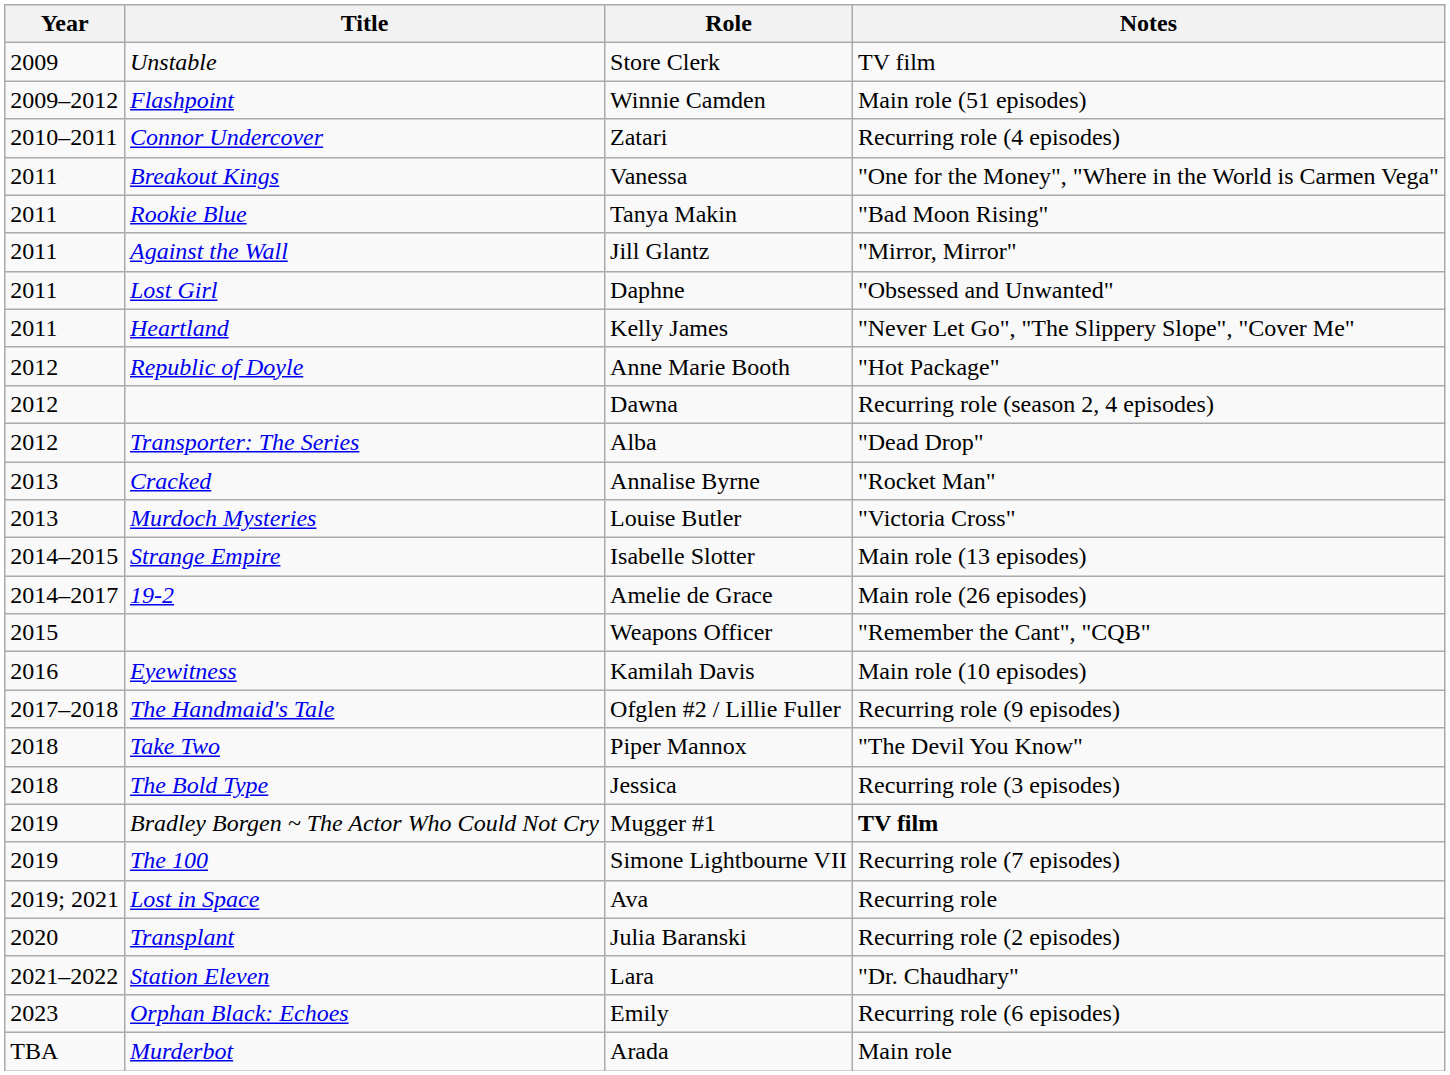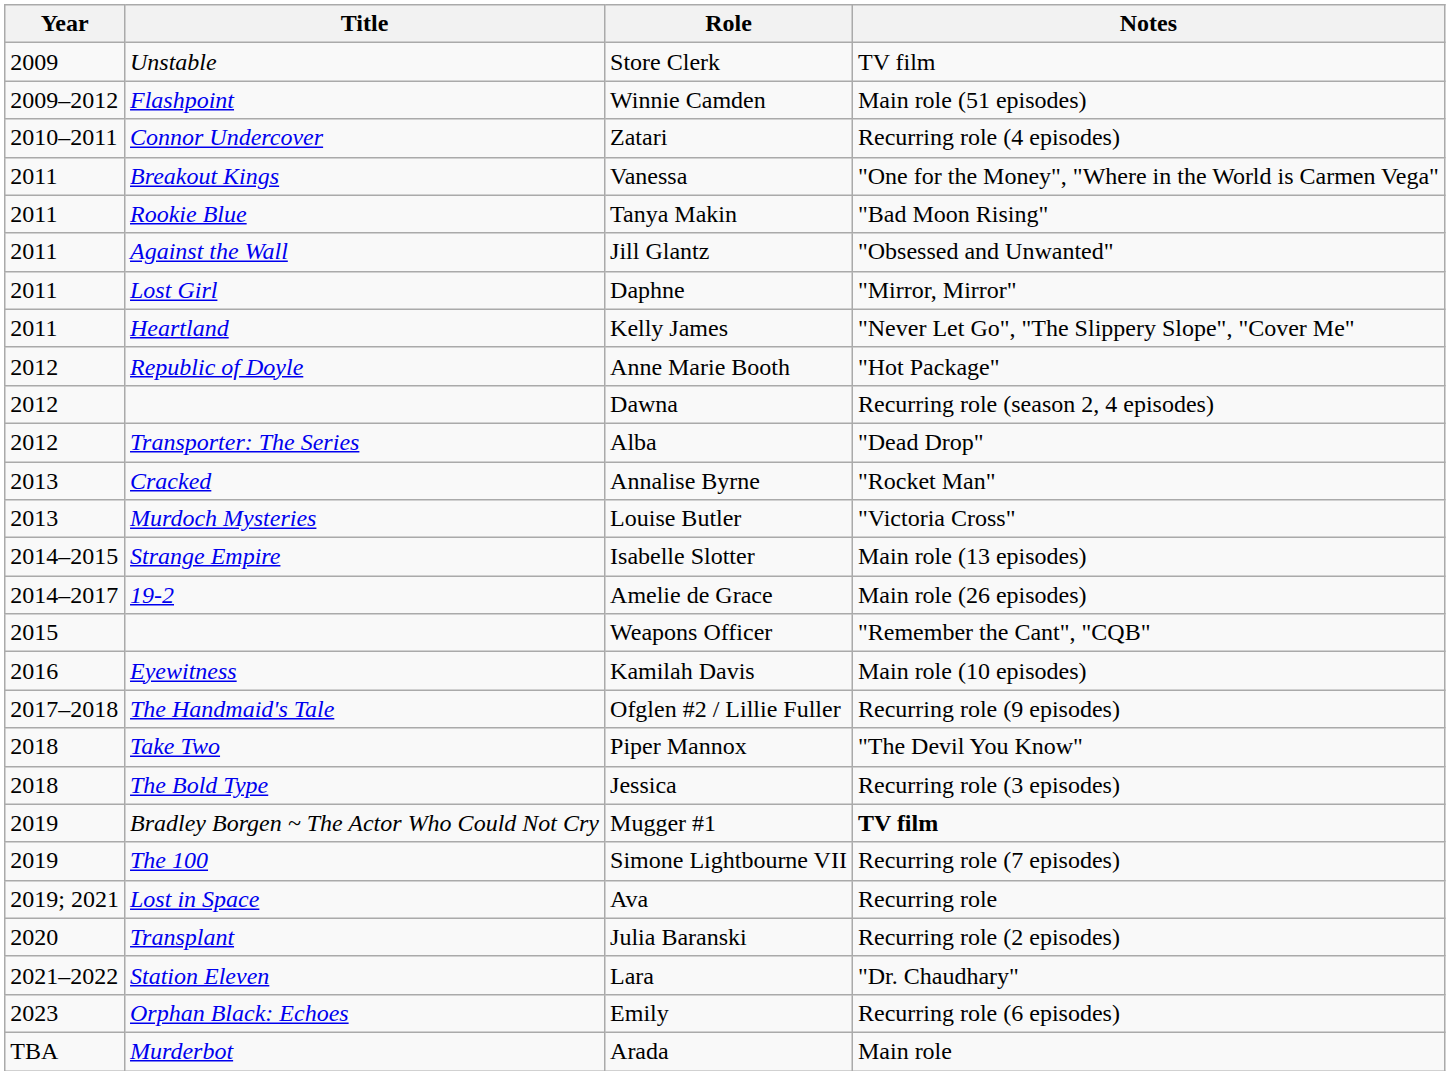(937, 251) "Mirror, Mirror" -> (986, 251) "Obsessed and Unwanted"
(986, 289) "Obsessed and Unwanted" -> (937, 289) "Mirror, Mirror"
